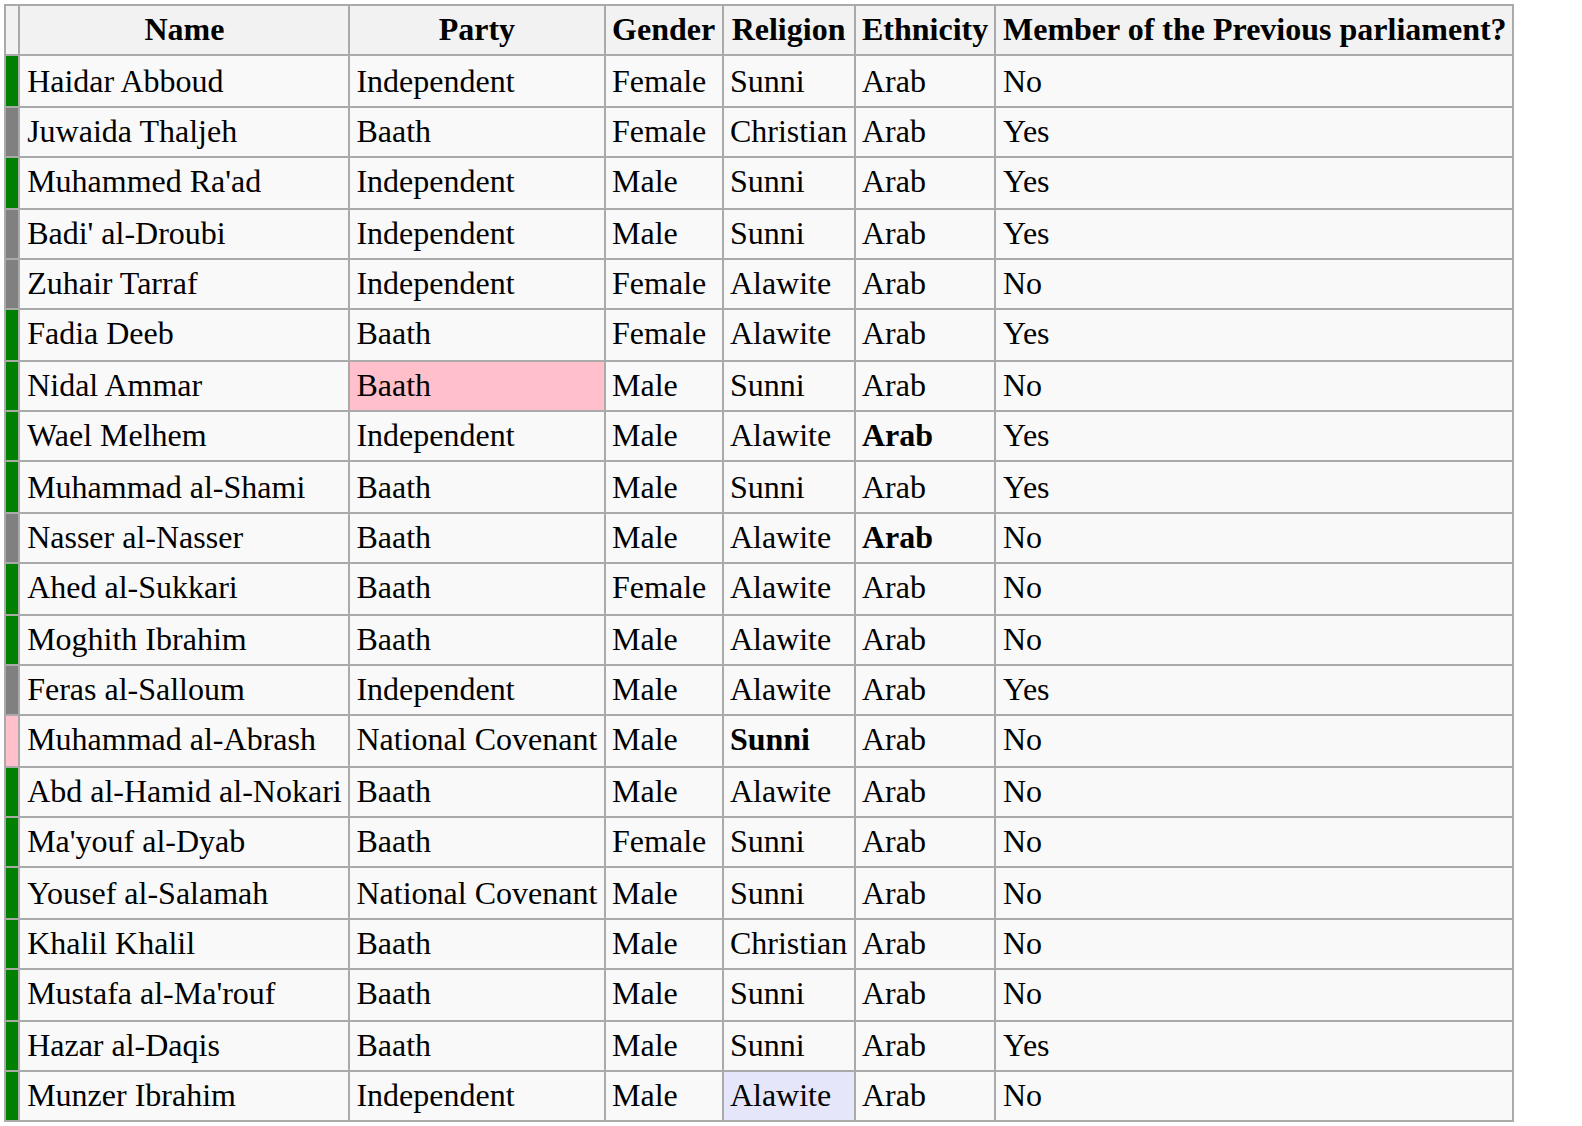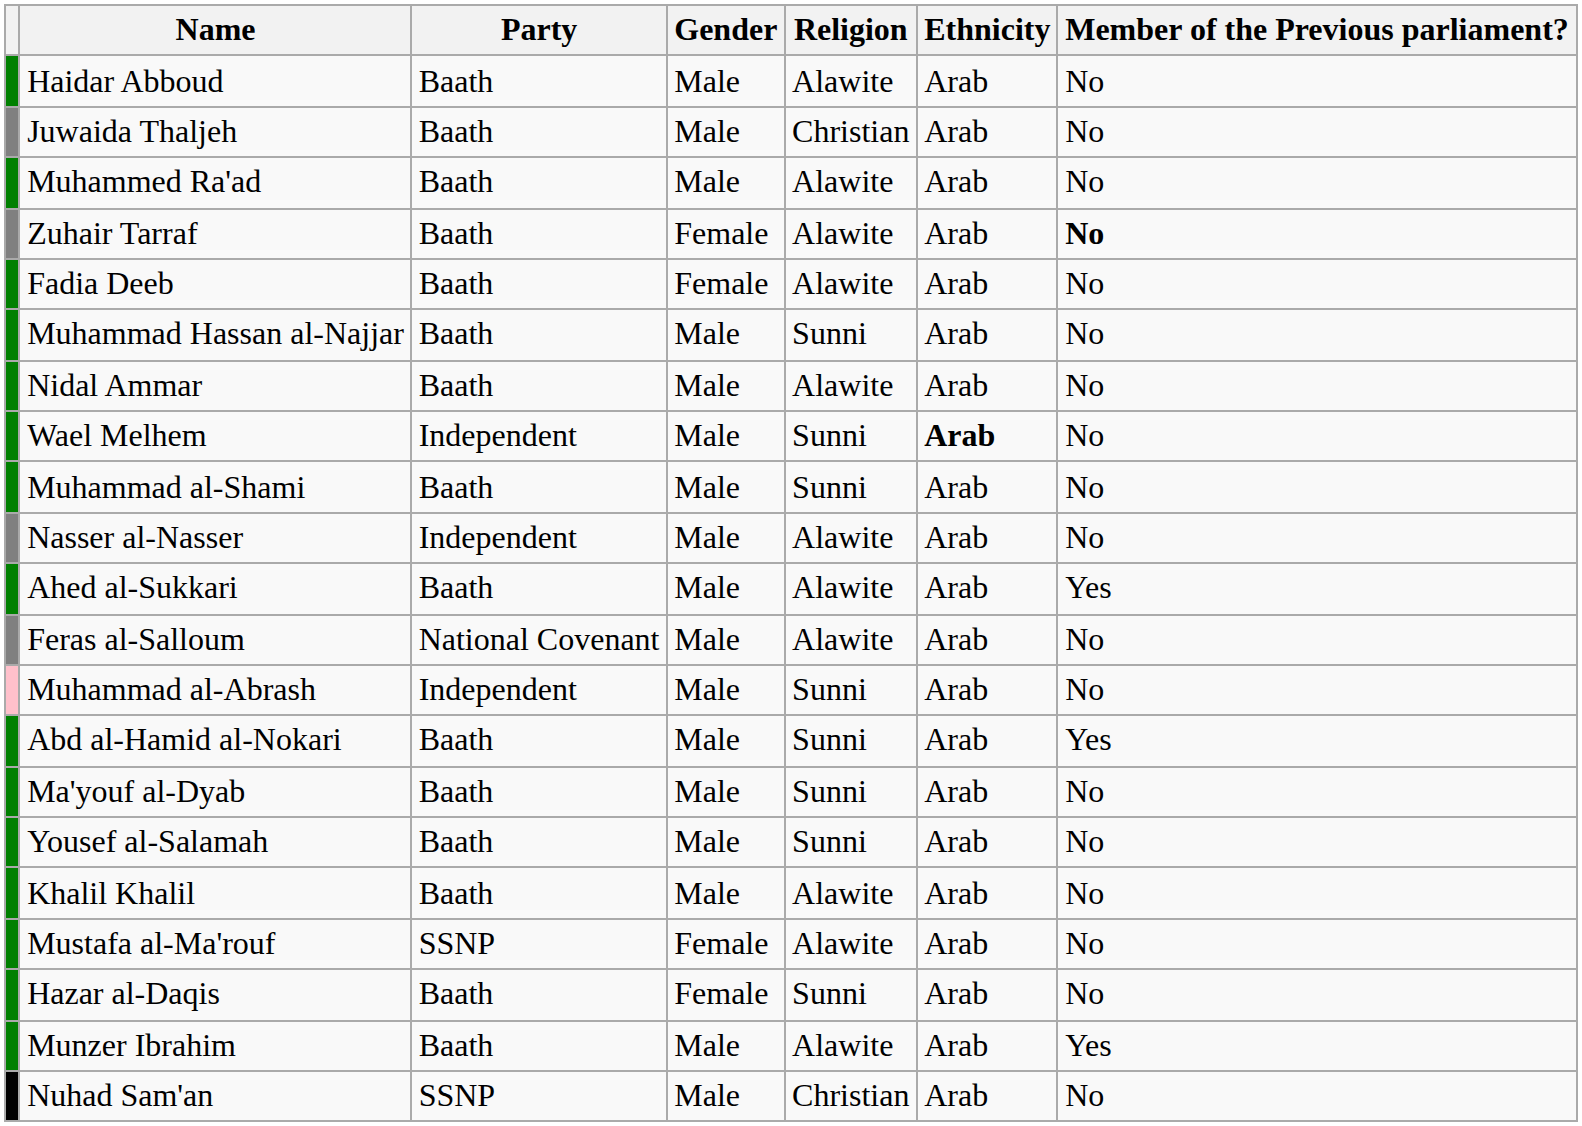(436, 80) Independent -> (456, 80) Baath
(659, 80) Female -> (707, 80) Male
(767, 80) Sunni -> (843, 80) Alawite
(659, 131) Female -> (707, 131) Male
(1026, 131) Yes -> (1085, 131) No
(436, 182) Independent -> (456, 182) Baath
(767, 182) Sunni -> (843, 182) Alawite
(1026, 182) Yes -> (1085, 182) No
- row: (126, 232)
(436, 283) Independent -> (456, 232) Baath
(1023, 283) normal -> (1085, 232) bold
(1026, 334) Yes -> (1085, 283) No
+ row: (216, 334)
(394, 385) pink background -> (456, 385) no background
(767, 385) Sunni -> (843, 385) Alawite
(781, 435) Alawite -> (829, 435) Sunni
(1026, 435) Yes -> (1085, 435) No
(1026, 486) Yes -> (1085, 486) No
(394, 537) Baath -> (498, 537) Independent
(898, 537) bold -> (956, 537) normal
(659, 588) Female -> (707, 588) Male
(1023, 588) No -> (1088, 588) Yes
- row: (137, 638)
(436, 689) Independent -> (539, 638) National Covenant
(1026, 689) Yes -> (1085, 638) No
(477, 740) National Covenant -> (498, 689) Independent
(770, 740) bold -> (829, 689) normal
(781, 791) Alawite -> (829, 740) Sunni
(1023, 791) No -> (1088, 740) Yes
(659, 841) Female -> (707, 791) Male
(477, 892) National Covenant -> (456, 841) Baath
(789, 943) Christian -> (843, 892) Alawite
(394, 994) Baath -> (457, 943) SSNP
(645, 994) Male -> (721, 943) Female
(767, 994) Sunni -> (843, 943) Alawite
(645, 1044) Male -> (721, 994) Female
(1026, 1044) Yes -> (1085, 994) No
(436, 1095) Independent -> (456, 1044) Baath
(781, 1095) lavender background -> (843, 1044) no background
(1023, 1095) No -> (1088, 1044) Yes
+ row: (120, 1095)
